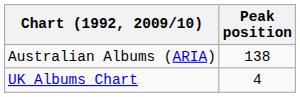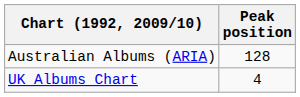(257, 56) 138 -> (257, 56) 128
